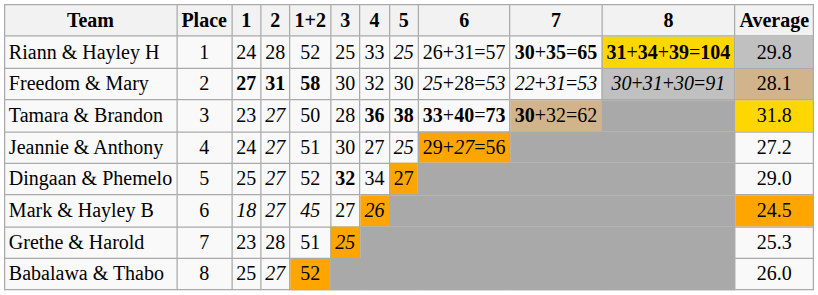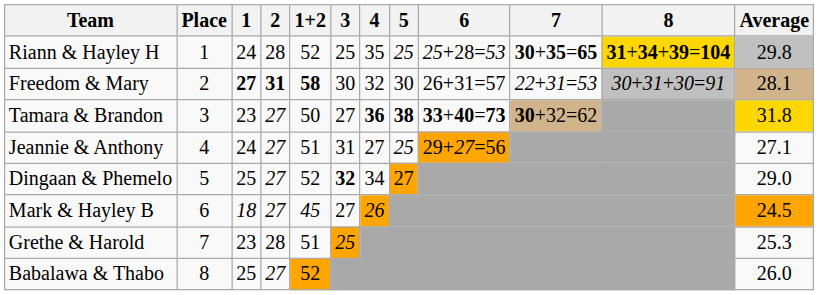(374, 52) 33 -> (374, 52) 35
(464, 52) 26+31=57 -> (464, 52) 25+28=53
(464, 83) 25+28=53 -> (464, 83) 26+31=57
(345, 115) 28 -> (345, 115) 27
(345, 147) 30 -> (345, 147) 31
(774, 147) 27.2 -> (774, 147) 27.1
